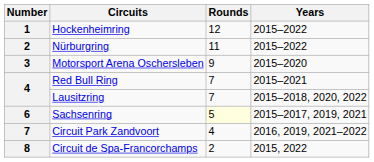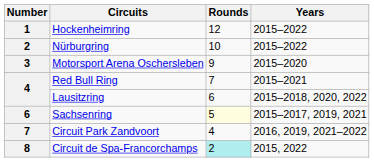(214, 47) 11 -> (215, 47) 10
(212, 98) 7 -> (212, 98) 6
(212, 149) no background -> (212, 149) paleturquoise background
